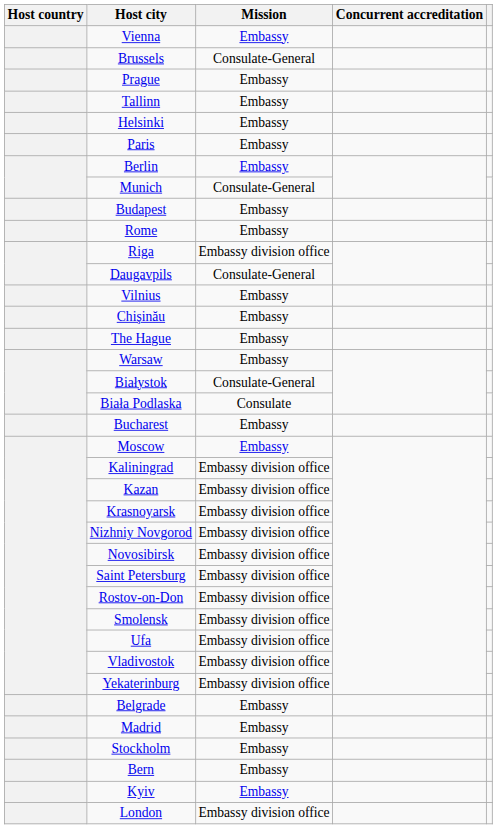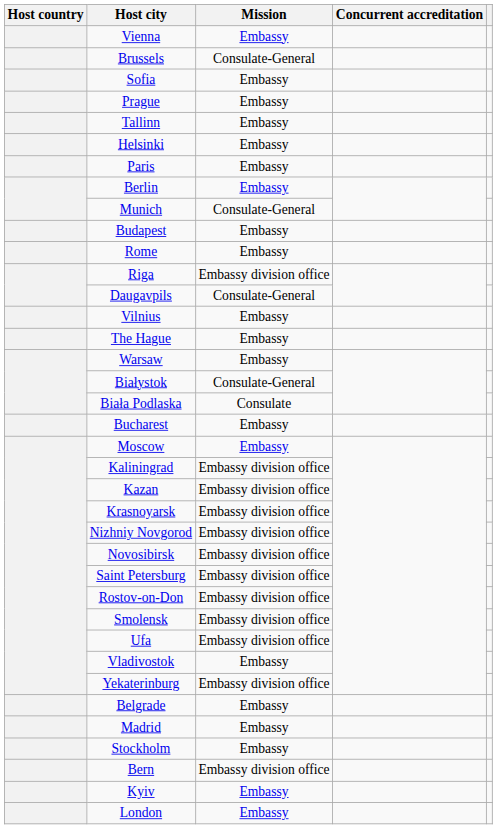+ row: (141, 79)
- row: (141, 317)
(264, 662) Embassy division office -> (264, 662) Embassy
(264, 770) Embassy -> (264, 770) Embassy division office
(264, 813) Embassy division office -> (264, 813) Embassy
